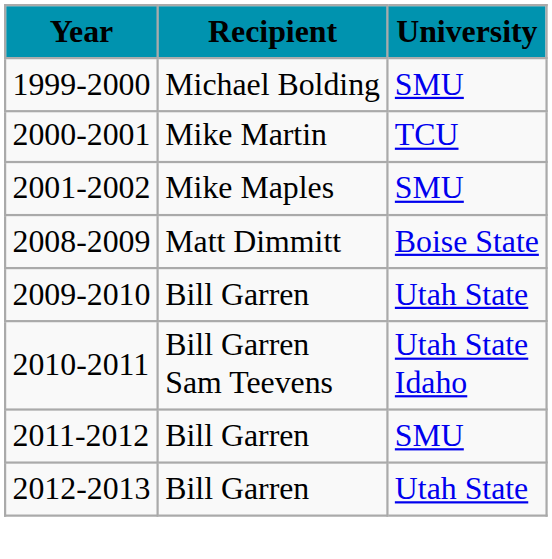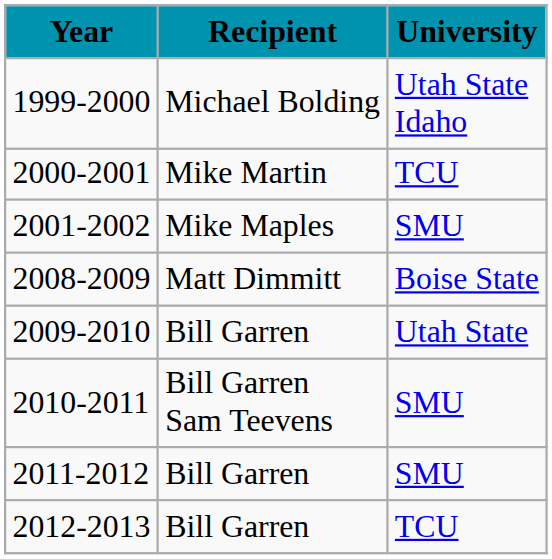(429, 83) SMU -> (462, 102) Utah State Idaho
(462, 364) Utah State Idaho -> (429, 402) SMU
(462, 488) Utah State -> (427, 526) TCU
